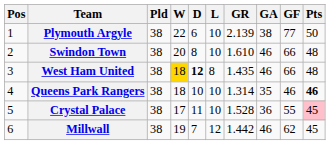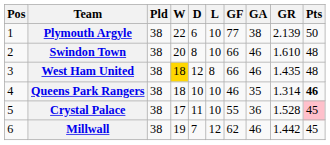columns swapped: (292, 14) <-> (240, 14)
(197, 71) bold -> (197, 71) normal
